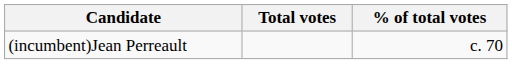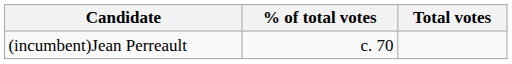columns swapped: (297, 17) <-> (429, 17)
